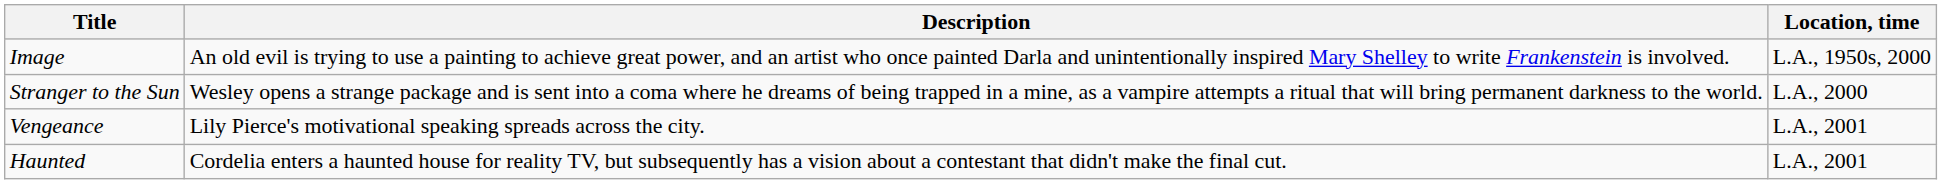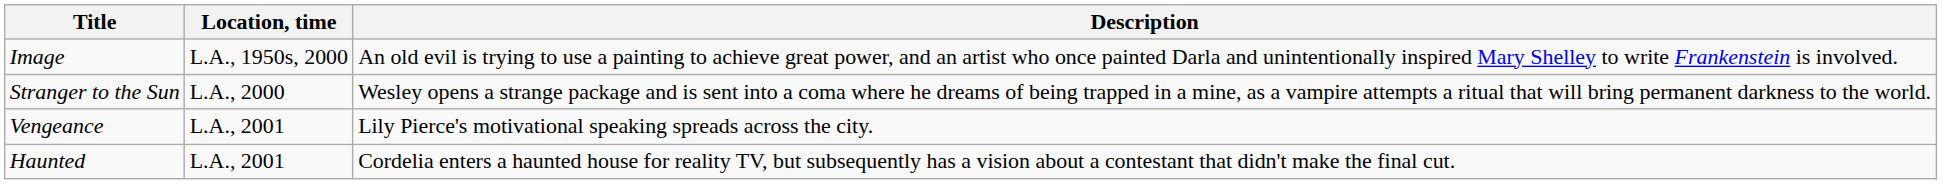columns swapped: (1852, 21) <-> (976, 21)
